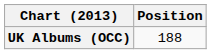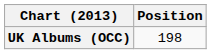(170, 38) 188 -> (170, 38) 198
